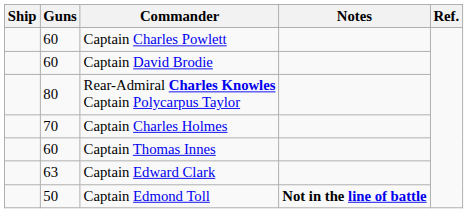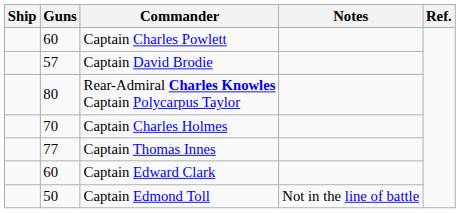(51, 62) 60 -> (51, 62) 57
(51, 149) 60 -> (51, 149) 77
(51, 172) 63 -> (51, 172) 60
(354, 196) bold -> (351, 196) normal
